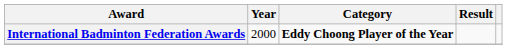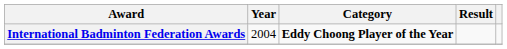(263, 34) 2000 -> (263, 34) 2004
